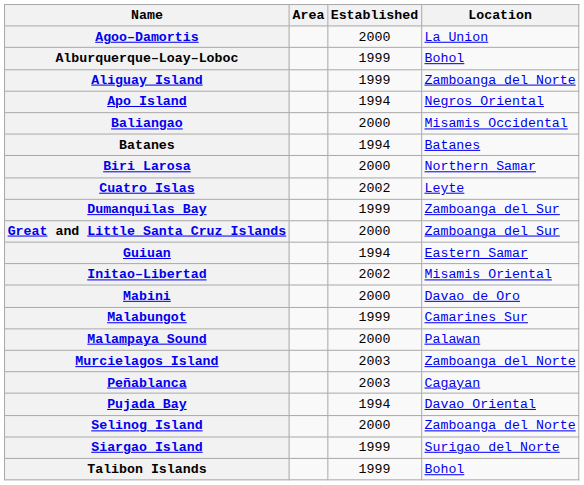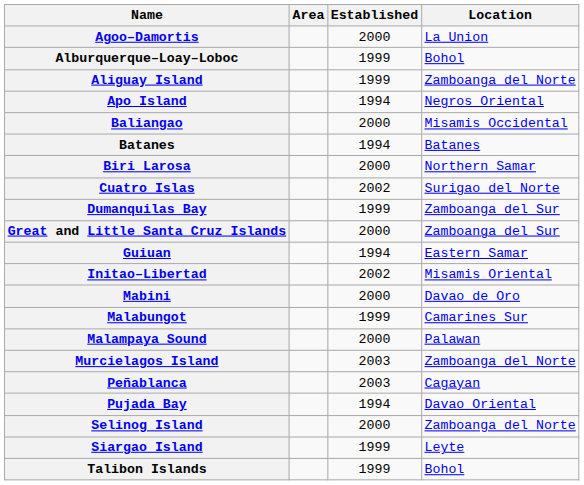(444, 188) Leyte -> (492, 188) Surigao del Norte
(492, 448) Surigao del Norte -> (444, 448) Leyte
